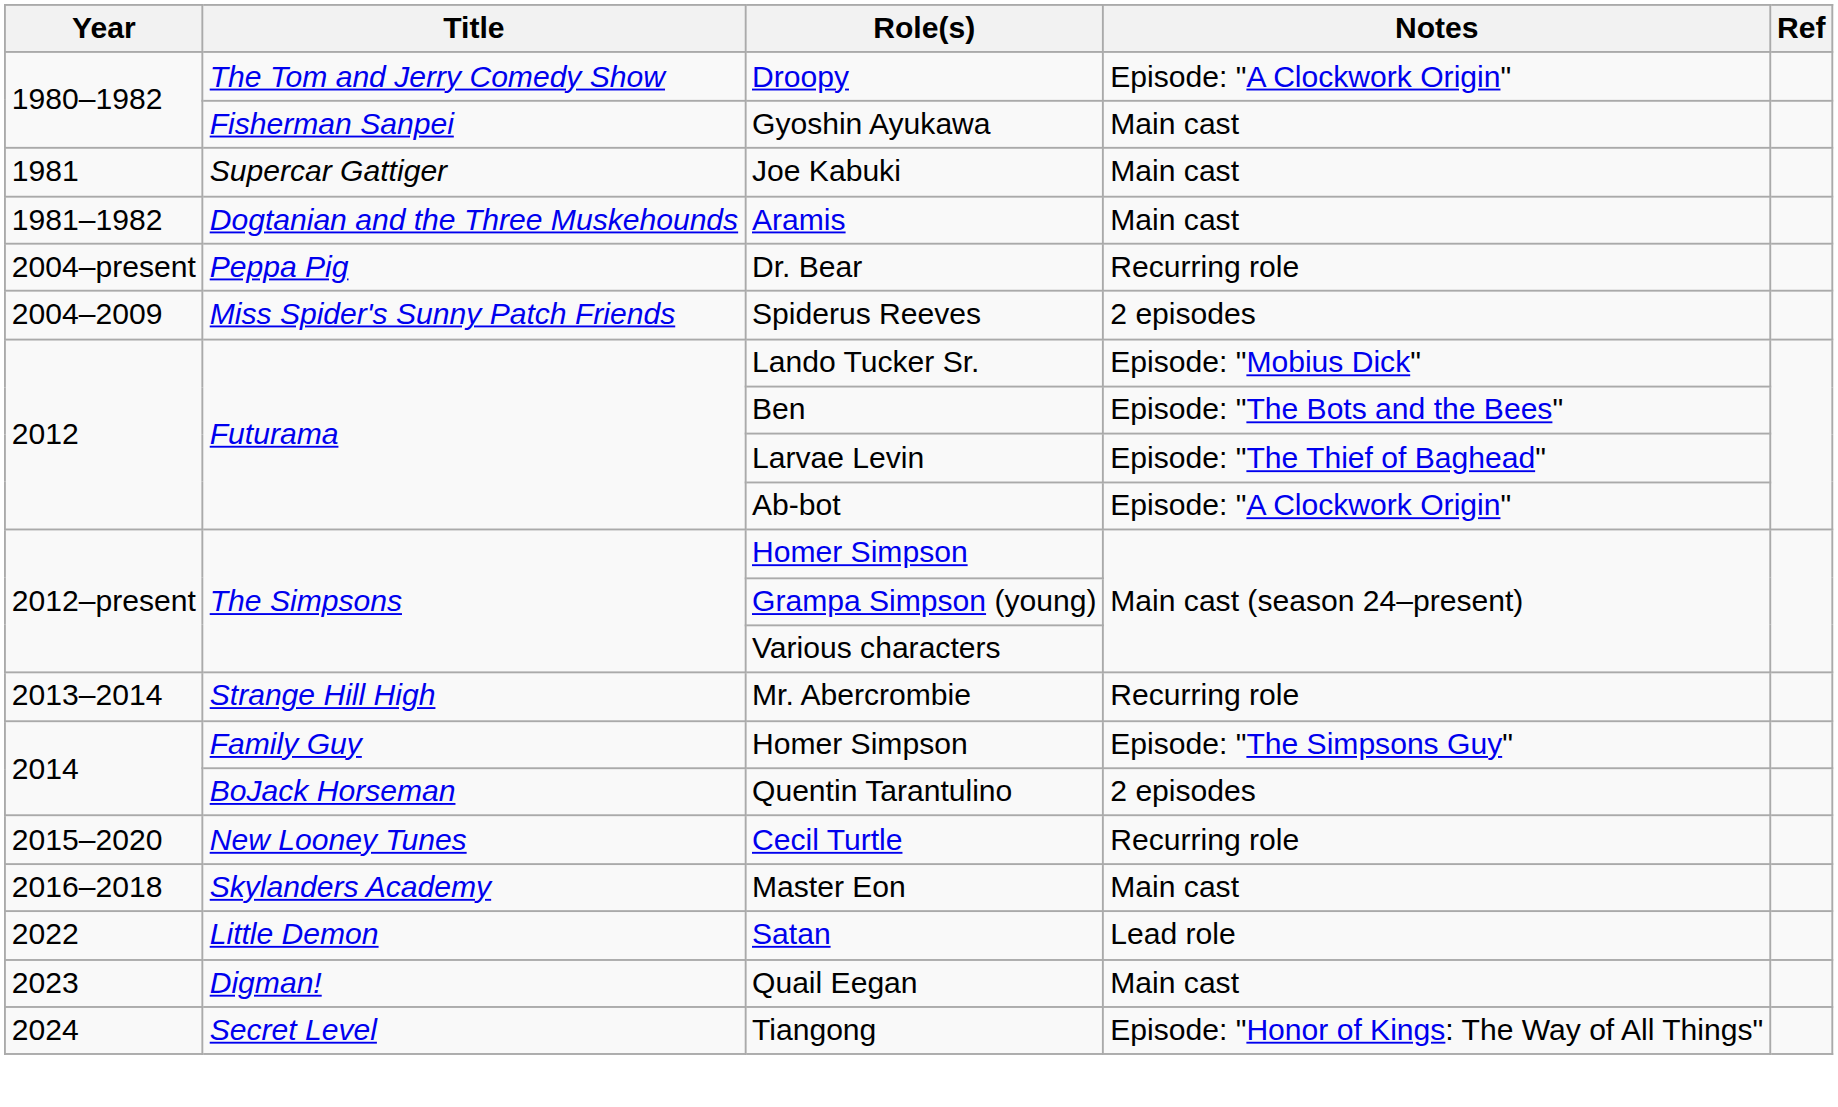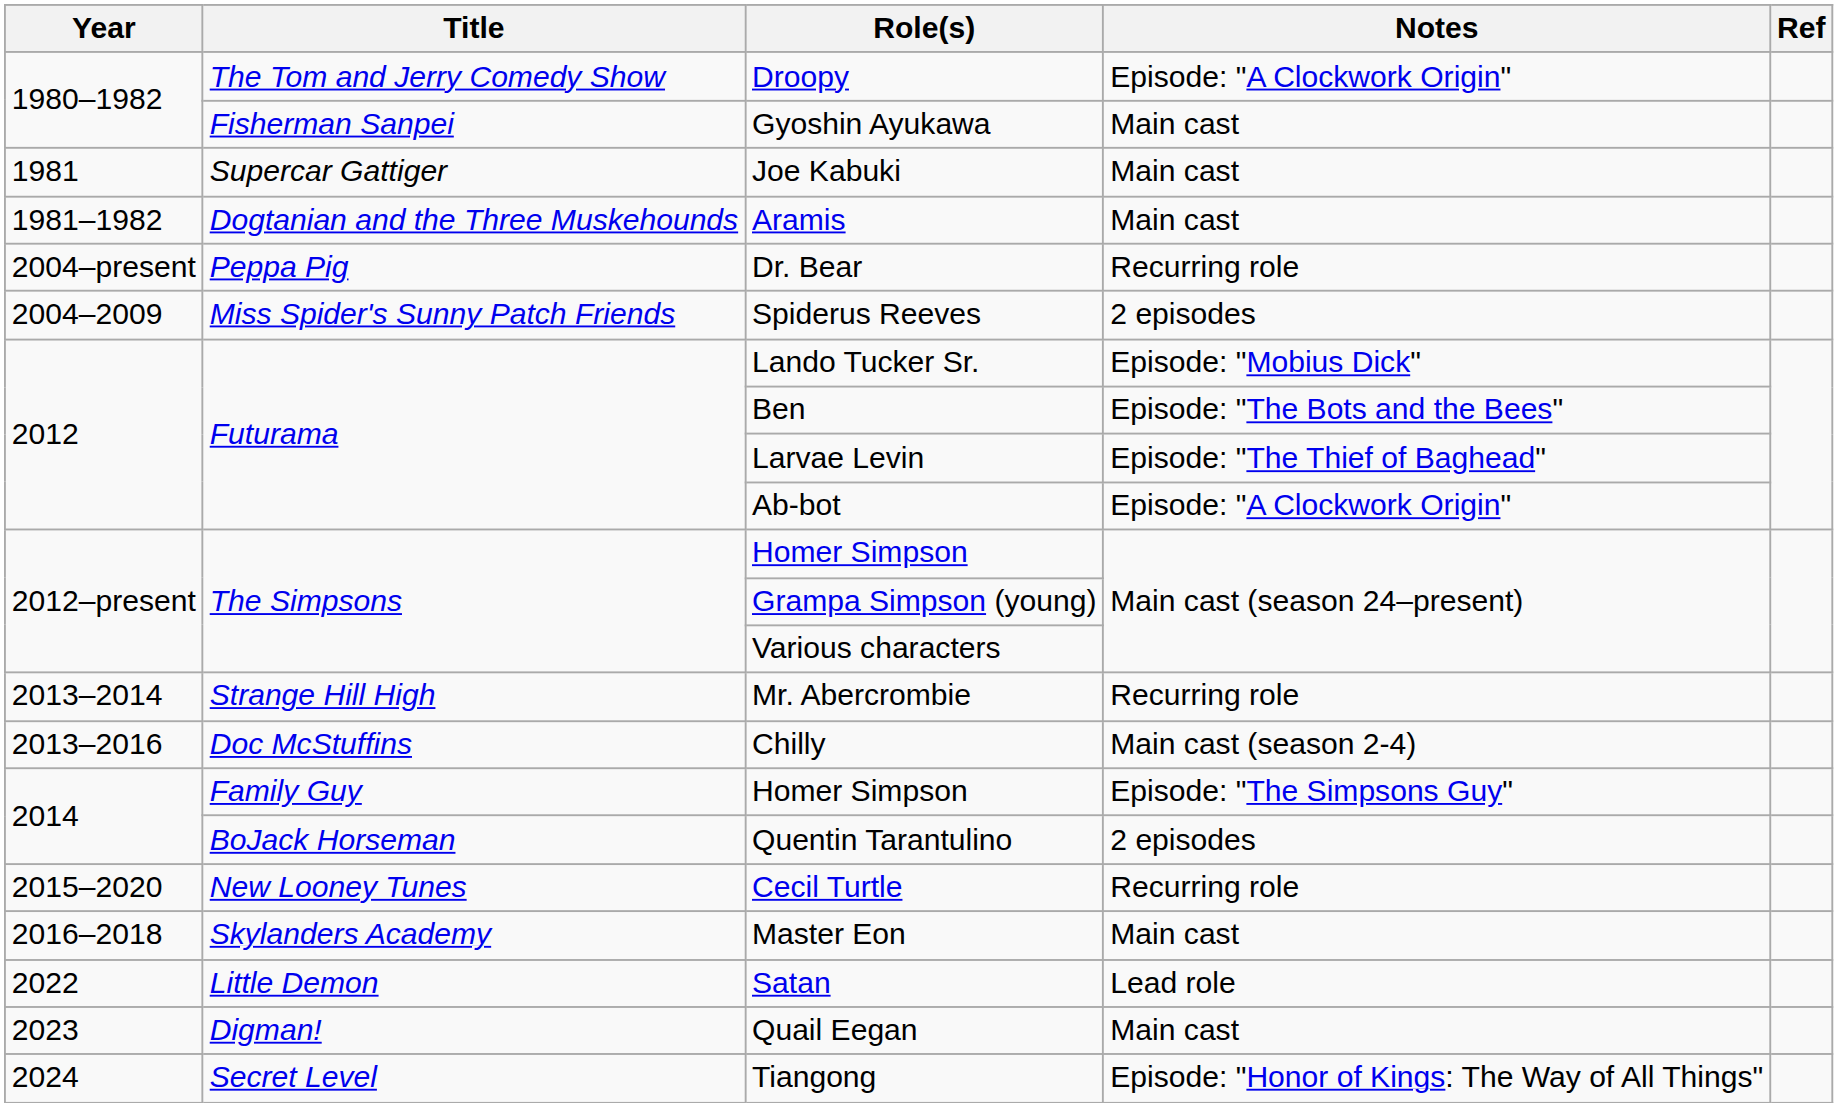+ row: (311, 743)
